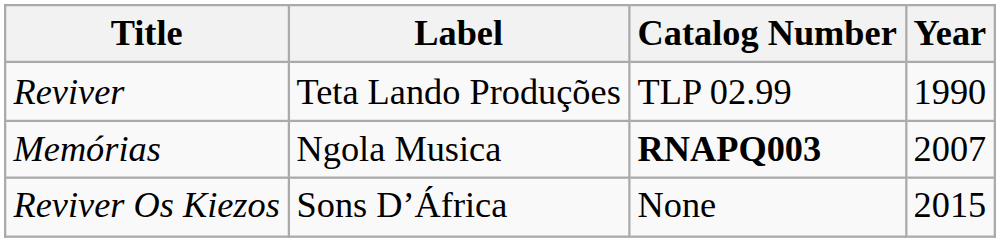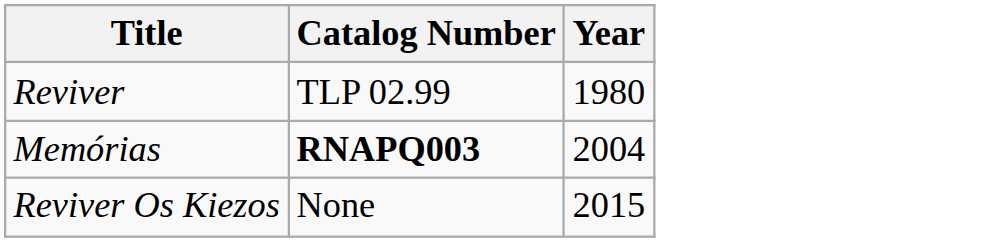- column: (459, 33)
(950, 90) 1990 -> (609, 90) 1980
(950, 148) 2007 -> (609, 148) 2004
